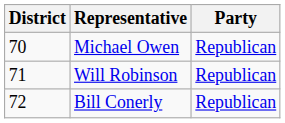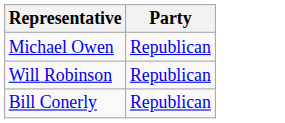- column: (37, 18)
